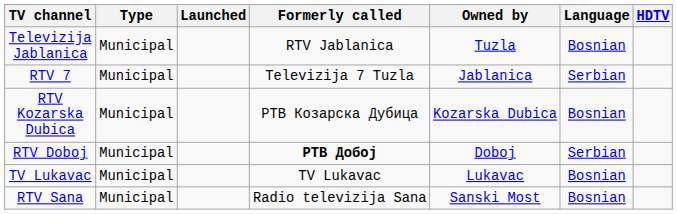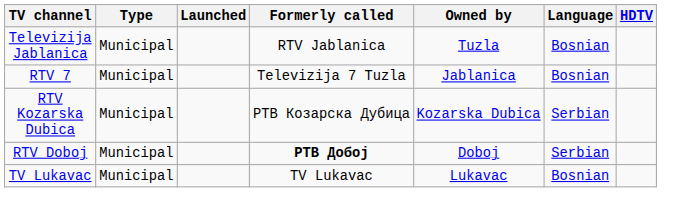(597, 77) Serbian -> (580, 77) Bosnian
(597, 115) Bosnian -> (580, 115) Serbian
- row: (50, 198)
